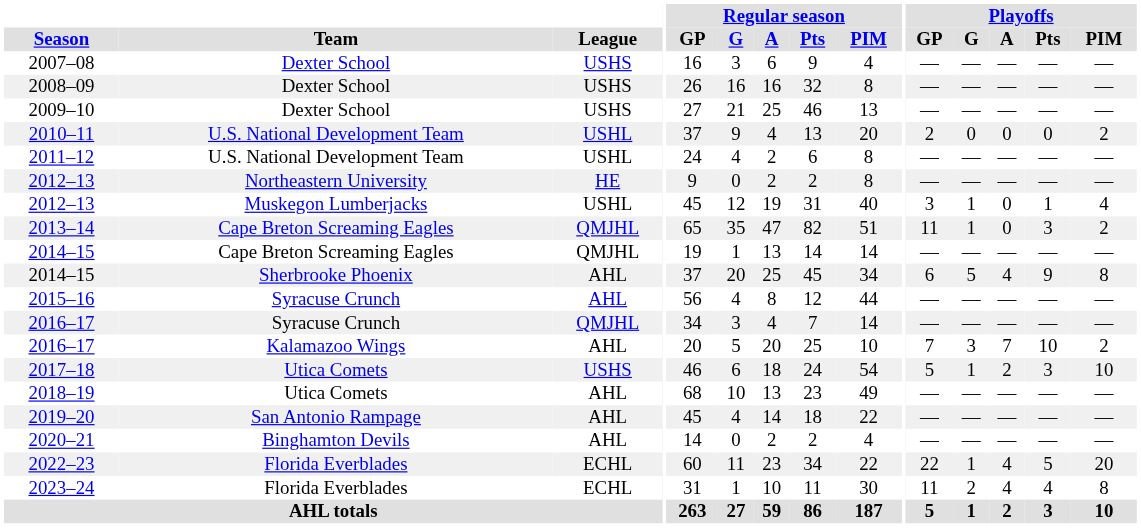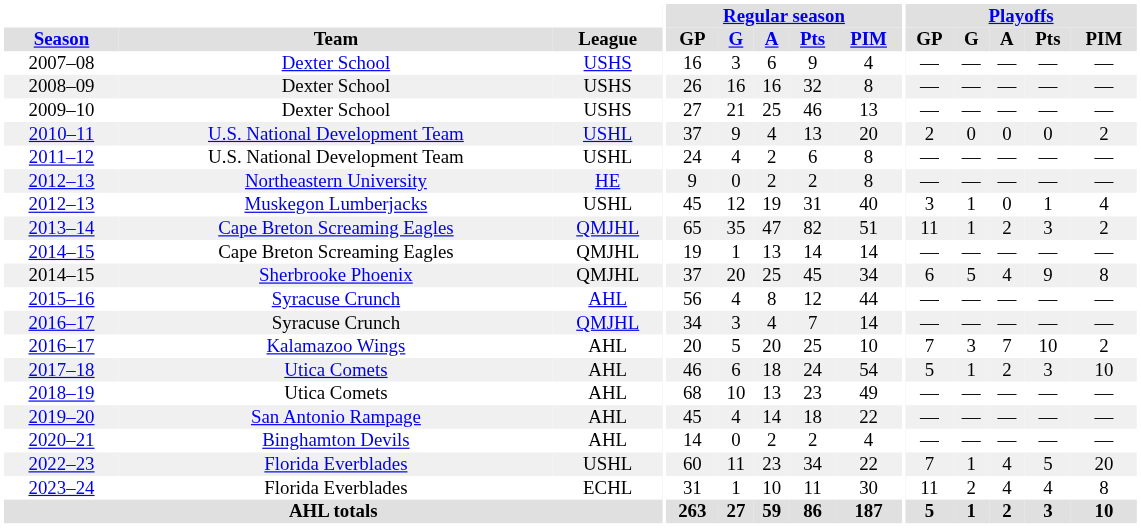(1007, 228) 0 -> (1007, 228) 2
(608, 275) AHL -> (608, 275) QMJHL
(608, 369) USHS -> (608, 369) AHL
(608, 464) ECHL -> (608, 464) USHL
(929, 464) 22 -> (929, 464) 7
